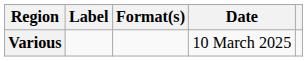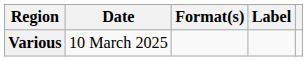columns swapped: (242, 17) <-> (89, 17)
